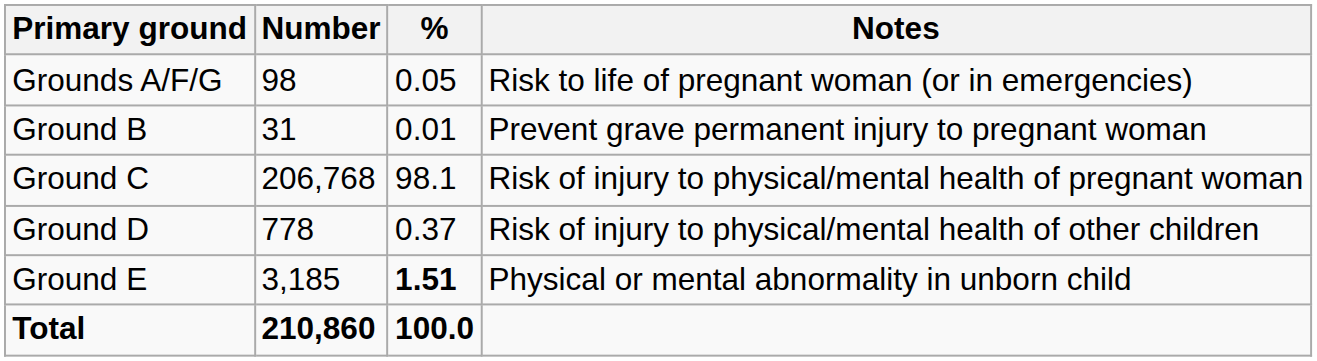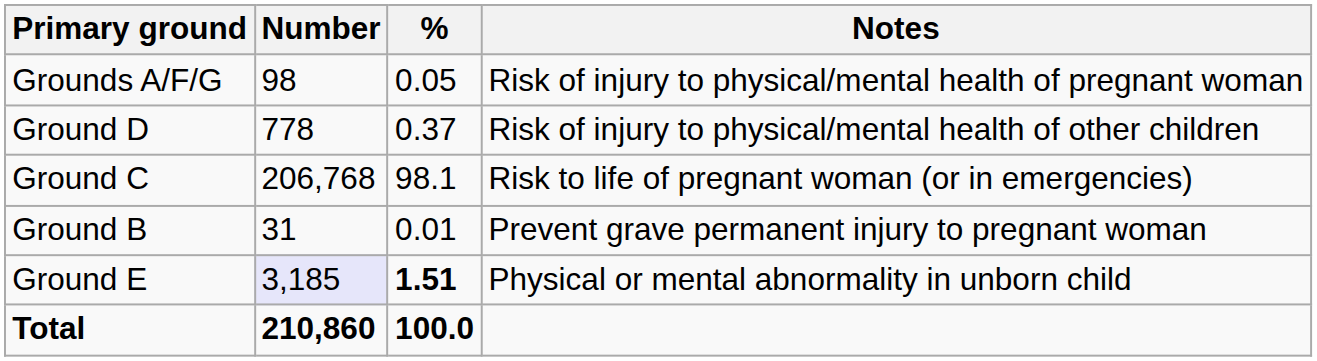(841, 79) Risk to life of pregnant woman (or in emergencies) -> (896, 79) Risk of injury to physical/mental health of pregnant woman
rows swapped: (80, 129) <-> (81, 229)
(896, 179) Risk of injury to physical/mental health of pregnant woman -> (841, 179) Risk to life of pregnant woman (or in emergencies)
(301, 279) no background -> (301, 279) lavender background
